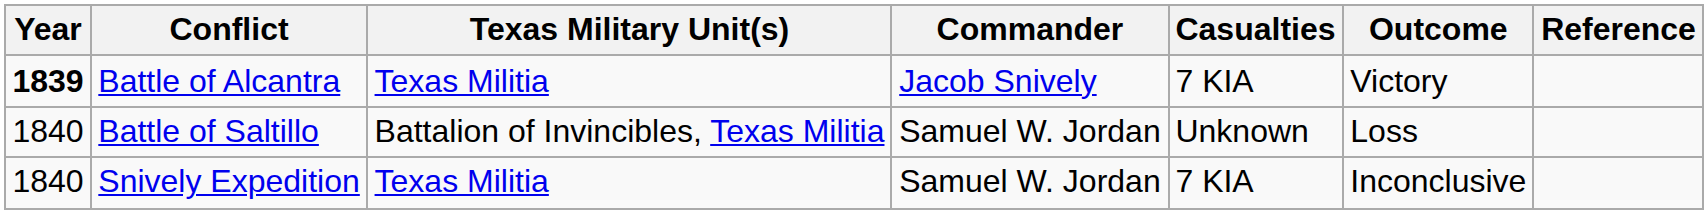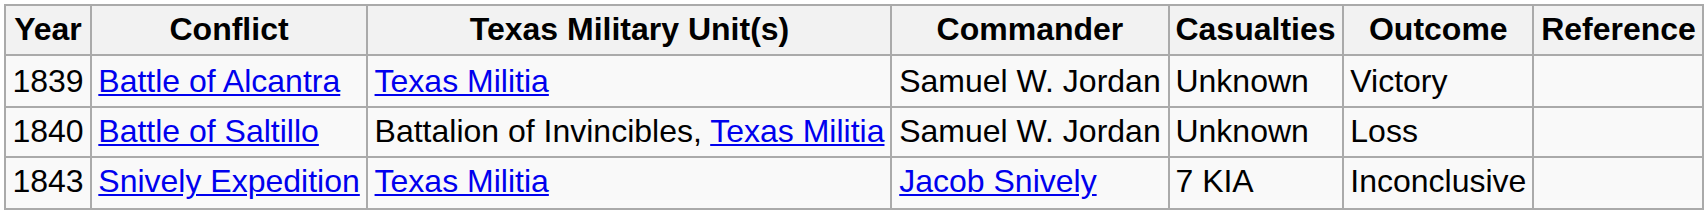(48, 80) bold -> (48, 80) normal
(998, 80) Jacob Snively -> (1030, 80) Samuel W. Jordan
(1215, 80) 7 KIA -> (1242, 80) Unknown
(48, 182) 1840 -> (48, 182) 1843
(1030, 182) Samuel W. Jordan -> (998, 182) Jacob Snively
